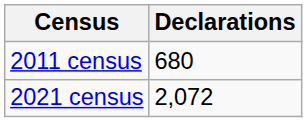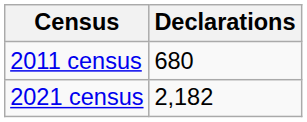(184, 97) 2,072 -> (184, 97) 2,182
